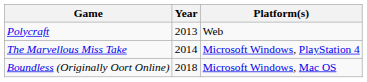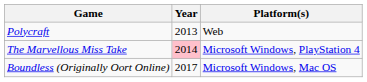(186, 49) no background -> (186, 49) pink background
(186, 67) 2018 -> (186, 67) 2017
